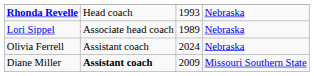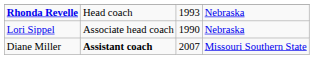(189, 29) 1989 -> (189, 29) 1990
- row: (35, 46)
(189, 63) 2009 -> (189, 46) 2007
